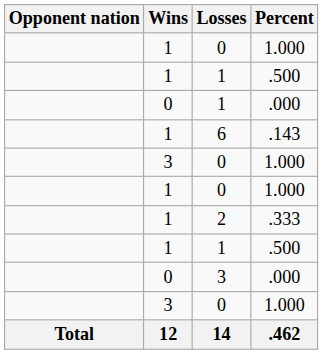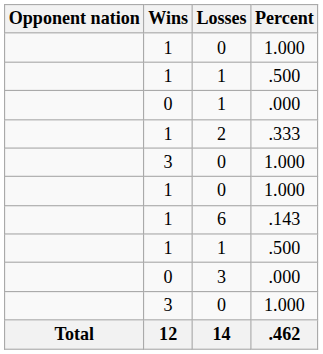rows swapped: (168, 133) <-> (168, 219)
